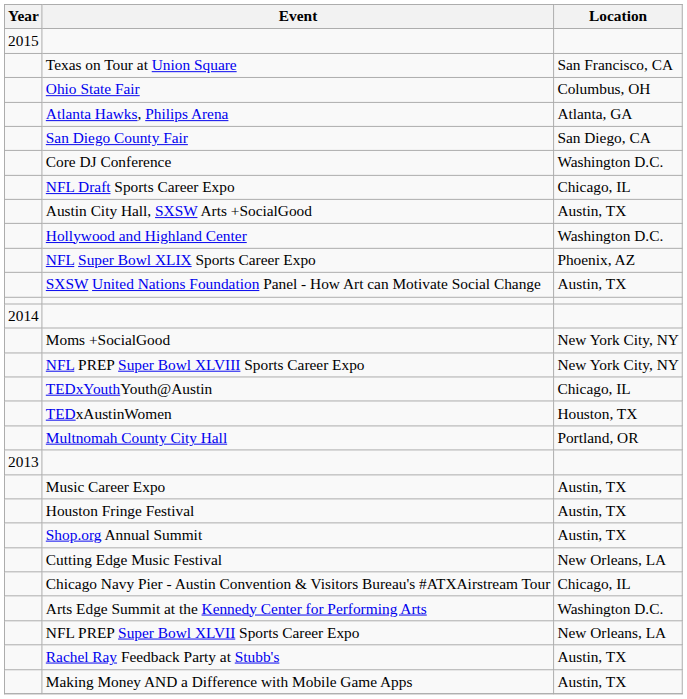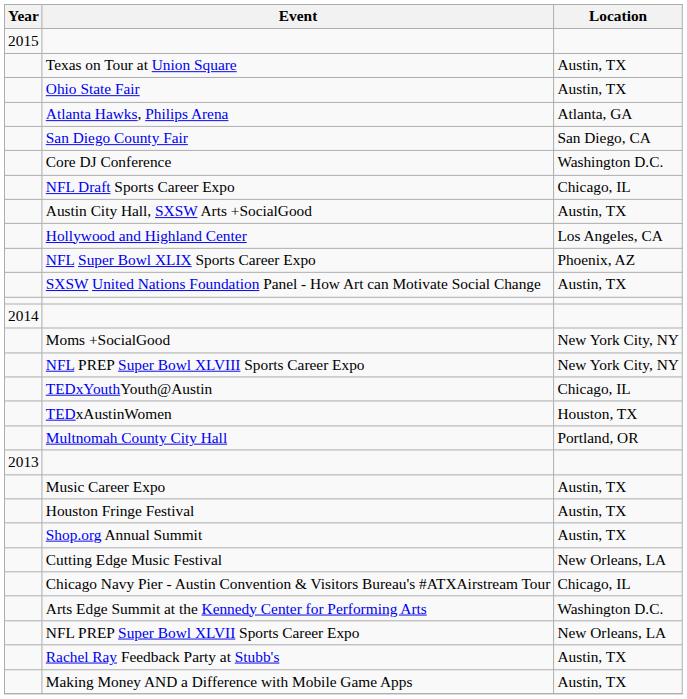(615, 65) San Francisco, CA -> (592, 65) Austin, TX
(604, 89) Columbus, OH -> (592, 89) Austin, TX
(610, 235) Washington D.C. -> (610, 235) Los Angeles, CA
